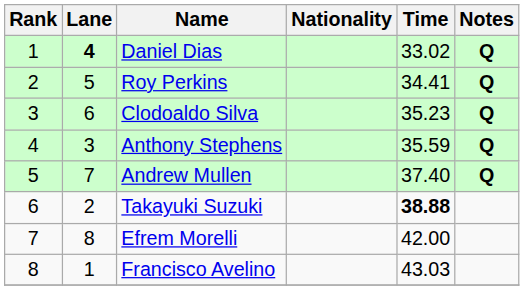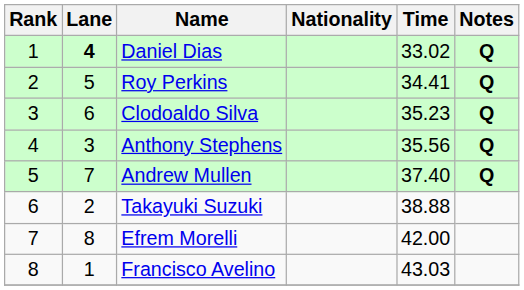(426, 144) 35.59 -> (426, 144) 35.56
(426, 207) bold -> (426, 207) normal
